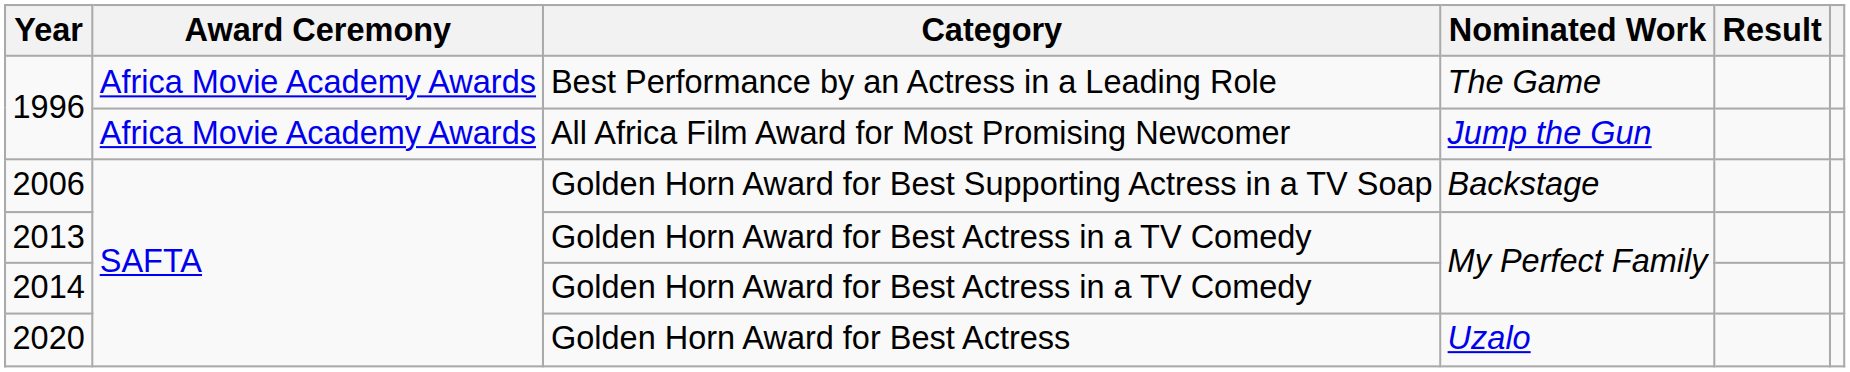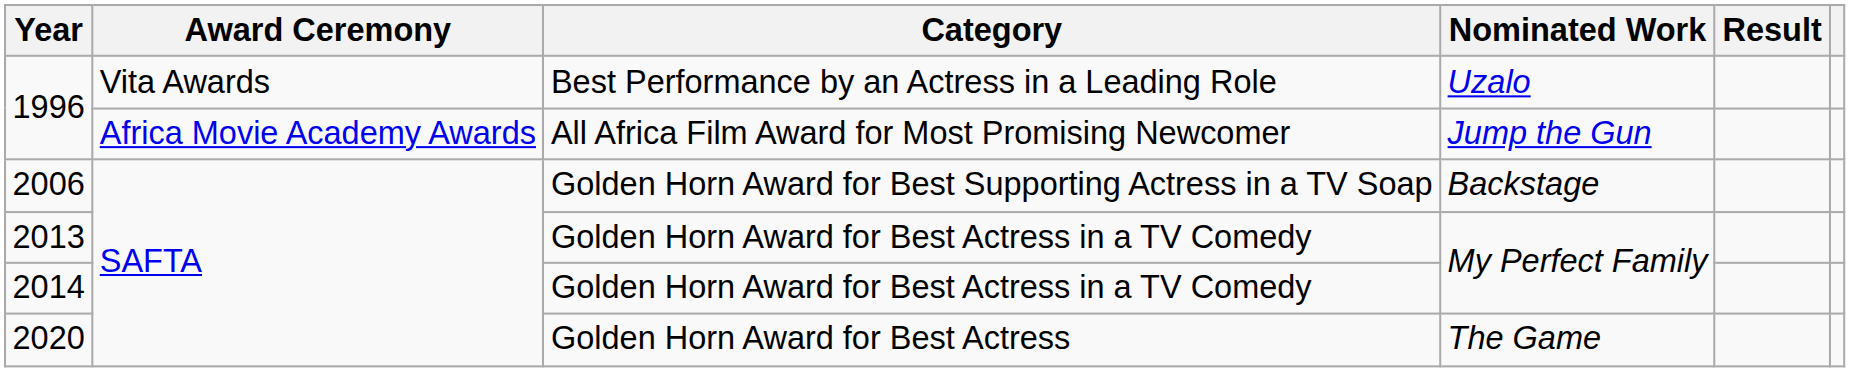(318, 81) Africa Movie Academy Awards -> (185, 81) Vita Awards
(1524, 81) The Game -> (1489, 81) Uzalo
(1489, 339) Uzalo -> (1524, 339) The Game
